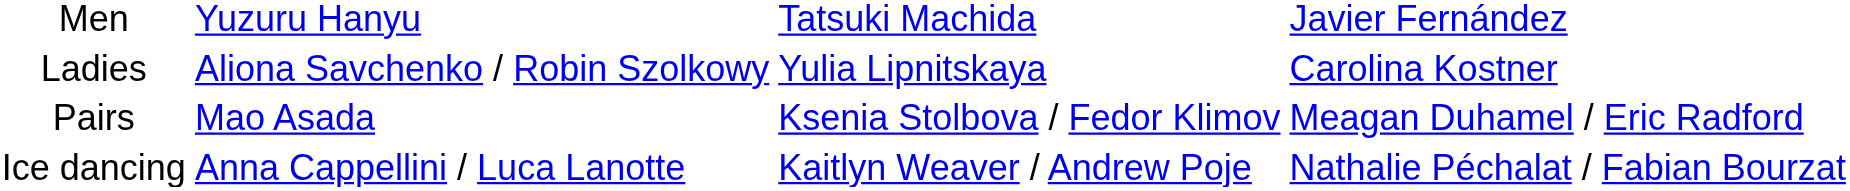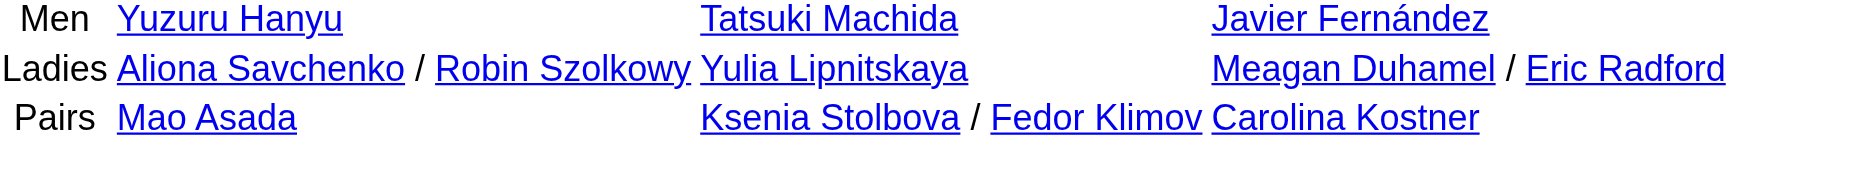(1424, 68) Carolina Kostner -> (1469, 68) Meagan Duhamel / Eric Radford
(1547, 118) Meagan Duhamel / Eric Radford -> (1346, 118) Carolina Kostner
- row: (94, 167)
